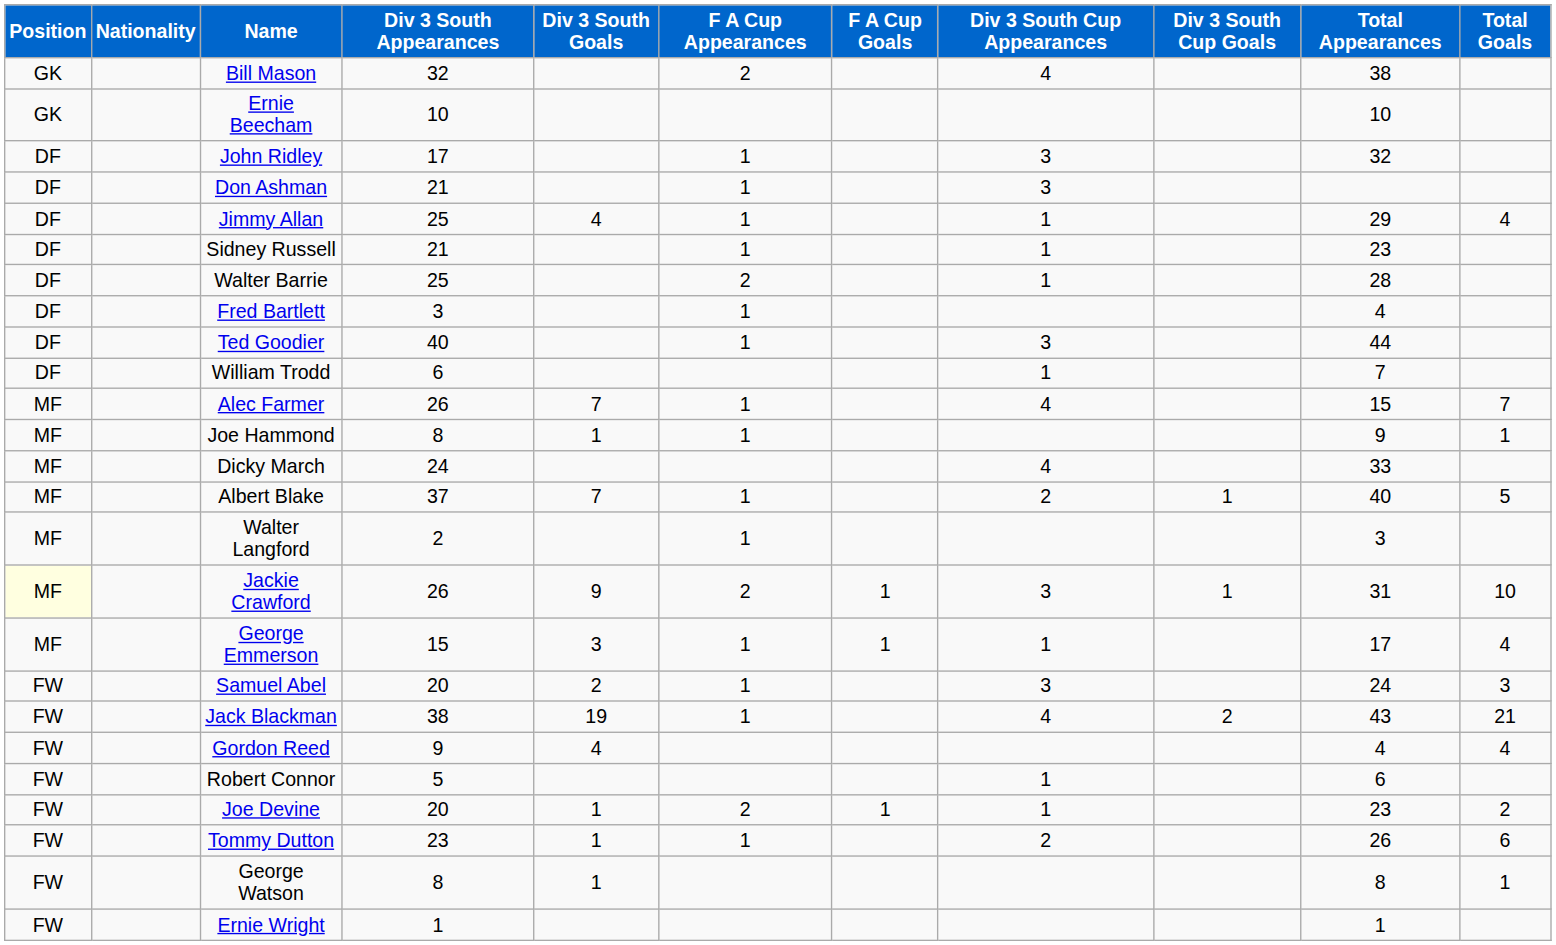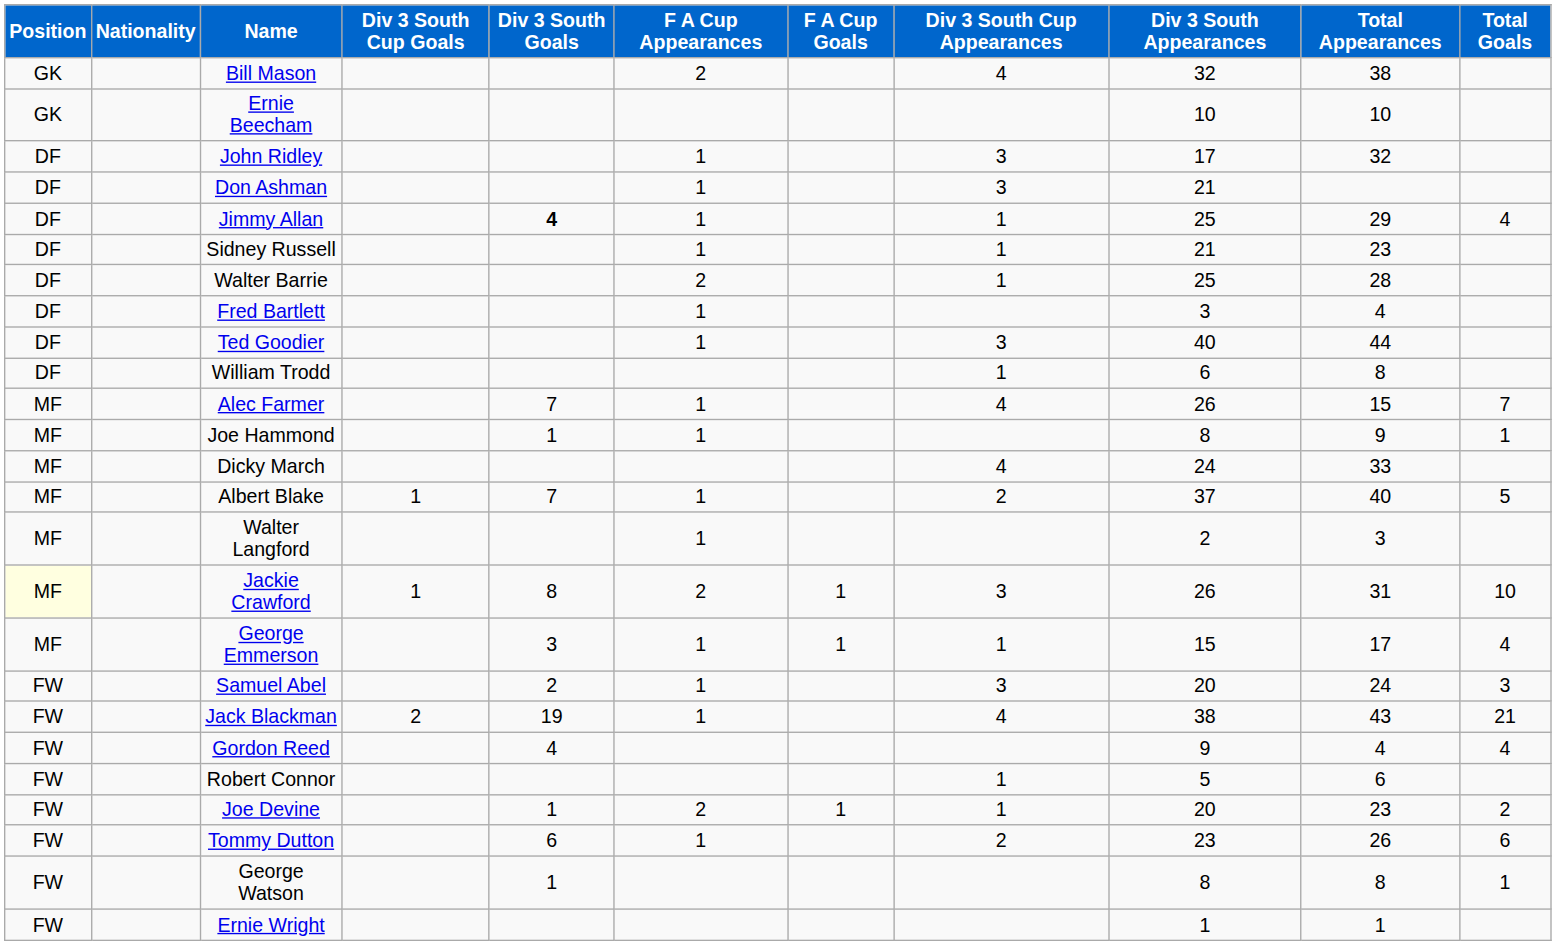columns swapped: (438, 31) <-> (1227, 31)
(596, 219) normal -> (552, 219) bold
(1380, 373) 7 -> (1380, 373) 8
(596, 592) 9 -> (552, 592) 8
(596, 841) 1 -> (552, 841) 6
